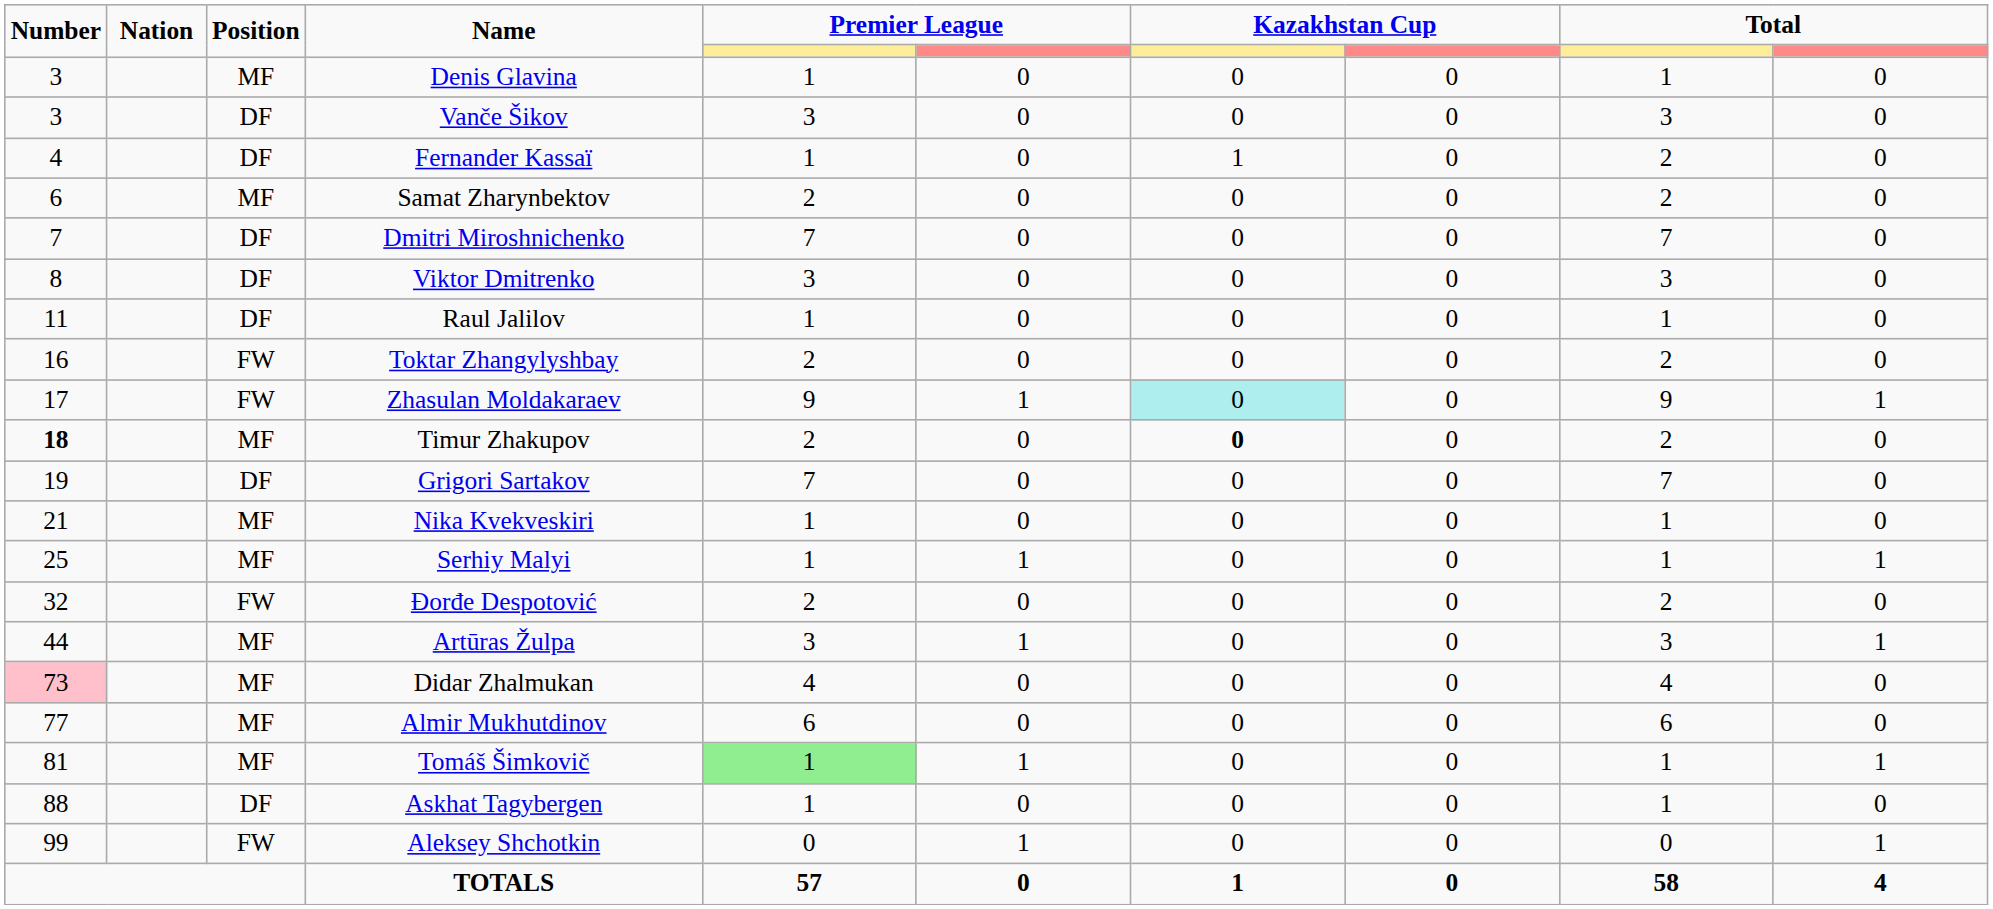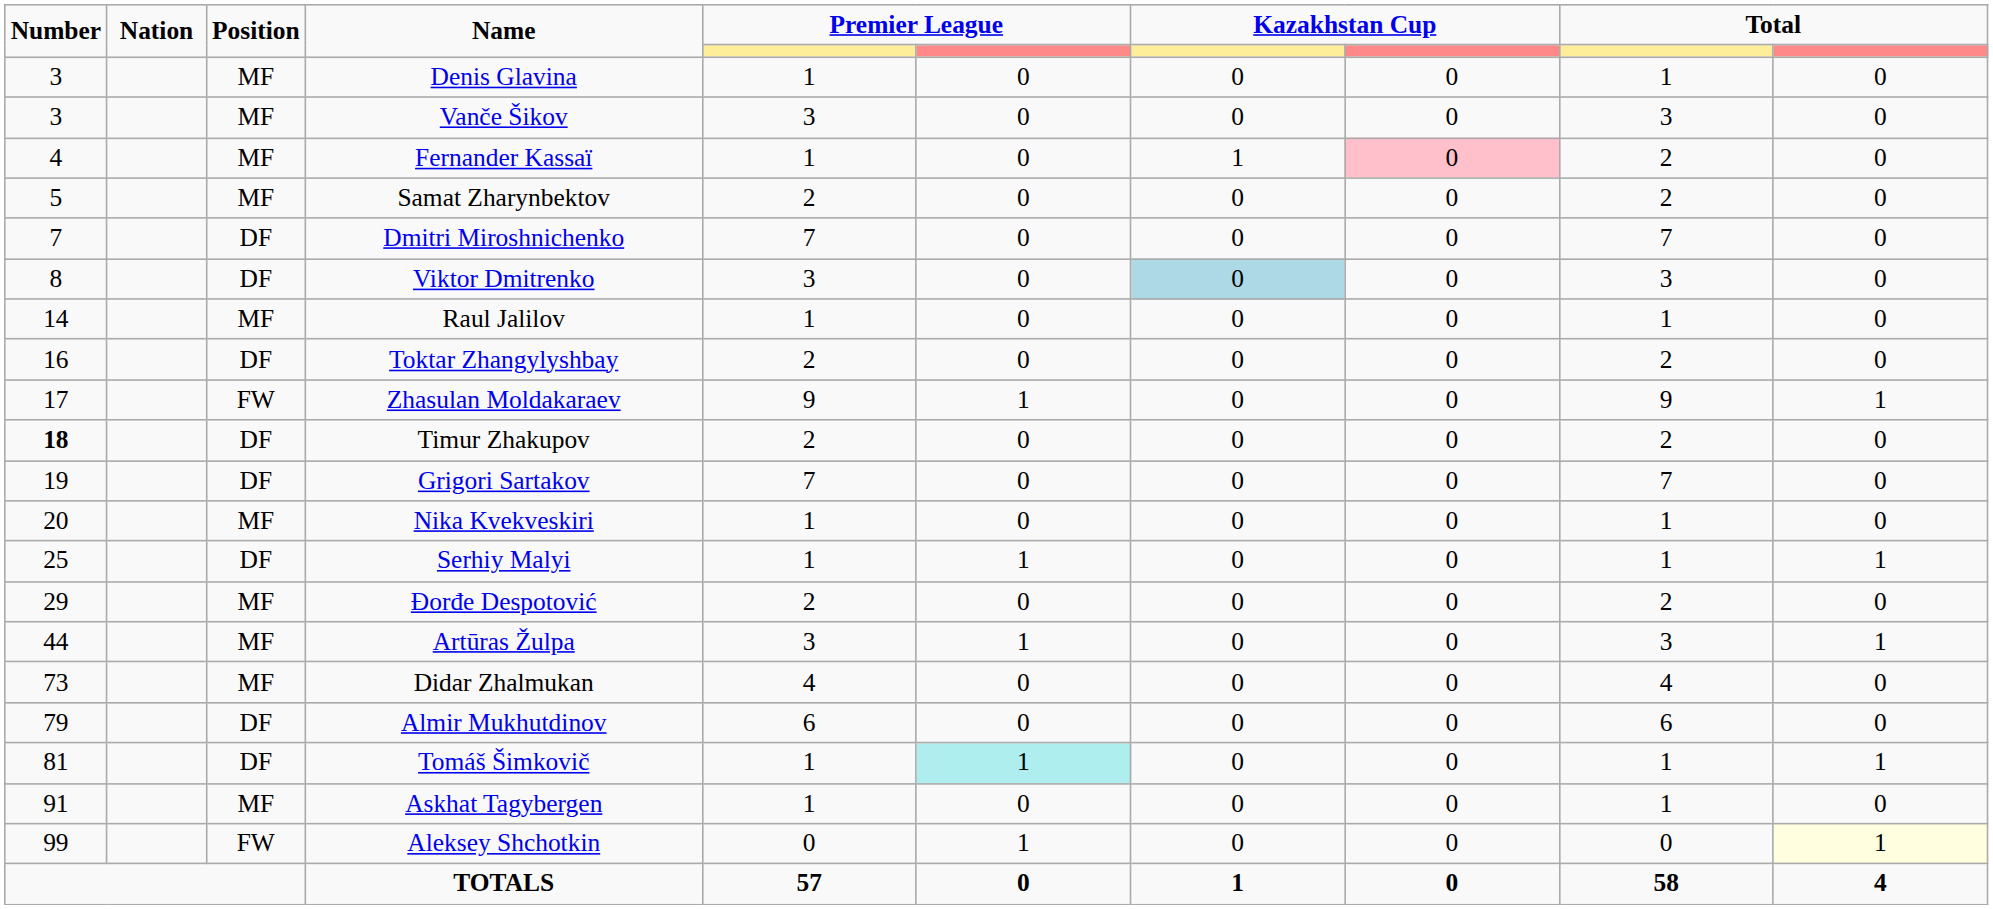(256, 117) DF -> (256, 117) MF
(256, 157) DF -> (256, 157) MF
(1452, 157) no background -> (1452, 157) pink background
(56, 197) 6 -> (56, 197) 5
(1238, 278) no background -> (1238, 278) lightblue background
(56, 318) 11 -> (56, 318) 14
(256, 318) DF -> (256, 318) MF
(256, 359) FW -> (256, 359) DF
(1238, 399) paleturquoise background -> (1238, 399) no background
(256, 439) MF -> (256, 439) DF
(1238, 439) bold -> (1238, 439) normal
(56, 520) 21 -> (56, 520) 20
(256, 560) MF -> (256, 560) DF
(56, 601) 32 -> (56, 601) 29
(256, 601) FW -> (256, 601) MF
(56, 681) pink background -> (56, 681) no background
(56, 722) 77 -> (56, 722) 79
(256, 722) MF -> (256, 722) DF
(256, 762) MF -> (256, 762) DF
(809, 762) lightgreen background -> (809, 762) no background
(1023, 762) no background -> (1023, 762) paleturquoise background
(56, 802) 88 -> (56, 802) 91
(256, 802) DF -> (256, 802) MF
(1880, 843) no background -> (1880, 843) lightyellow background
